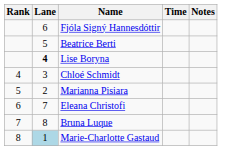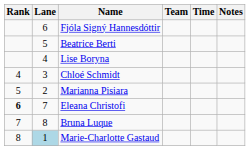+ column: (176, 12)
(45, 59) bold -> (45, 59) normal
(18, 106) normal -> (18, 106) bold
